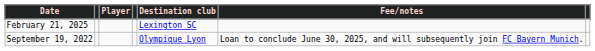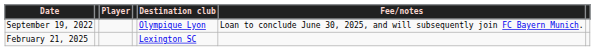rows swapped: (50, 39) <-> (47, 25)
